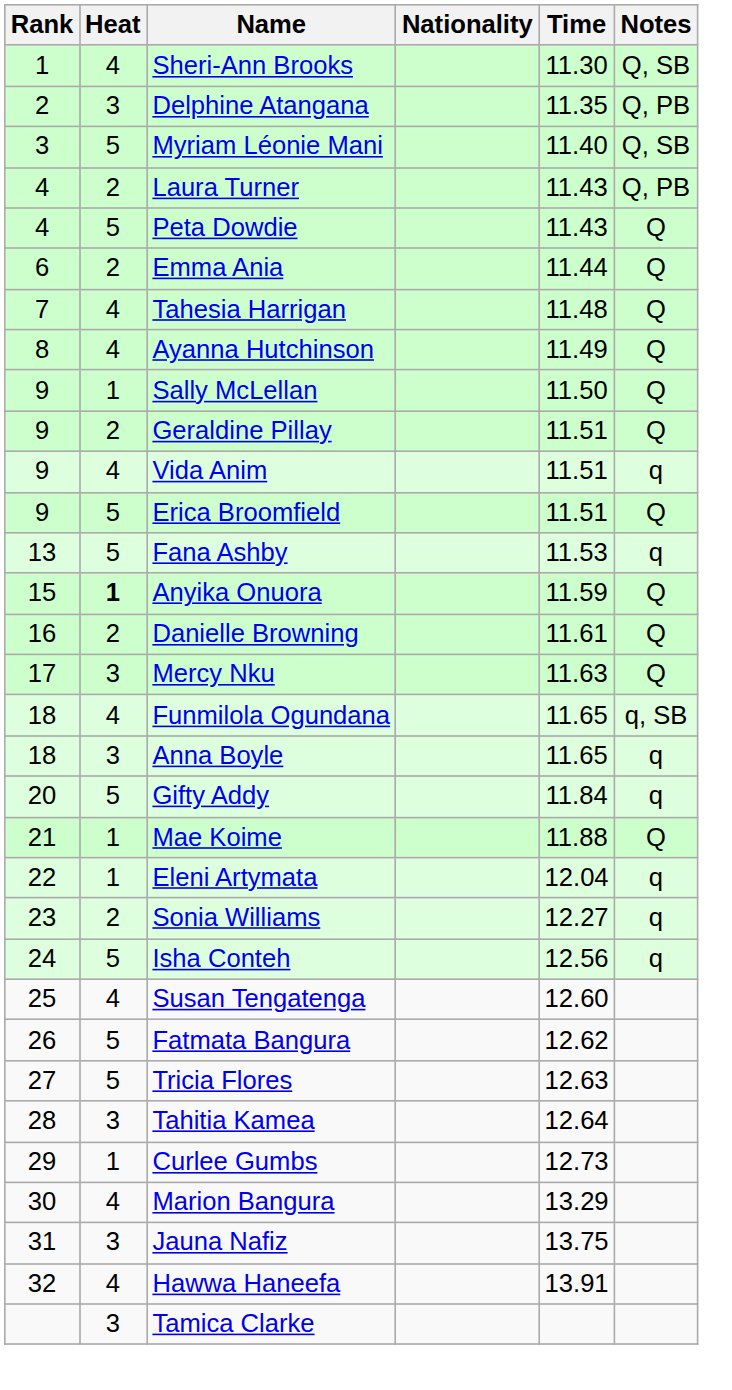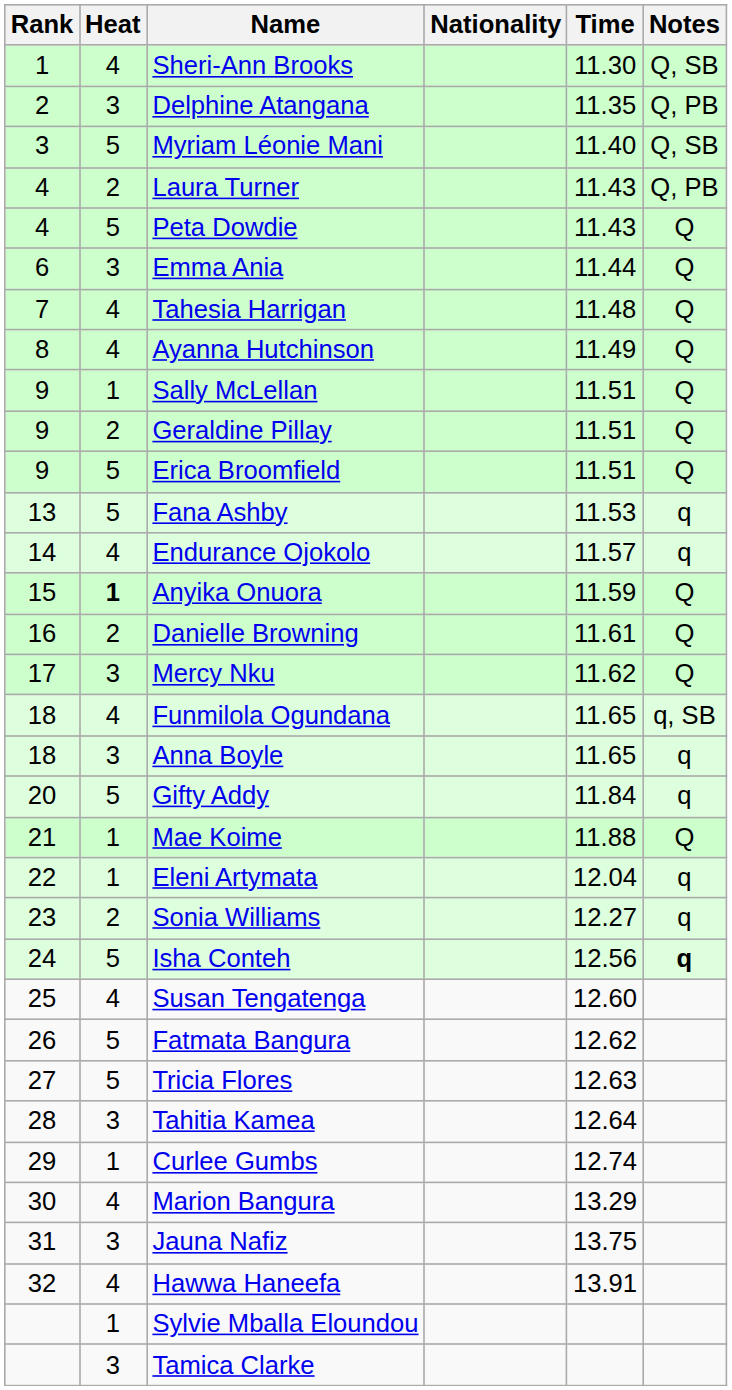(113, 268) 2 -> (113, 268) 3
(577, 390) 11.50 -> (605, 390) 11.51
- row: (210, 471)
+ row: (261, 552)
(577, 674) 11.63 -> (605, 674) 11.62
(656, 958) normal -> (684, 958) bold
(577, 1161) 12.73 -> (605, 1161) 12.74
+ row: (285, 1324)
